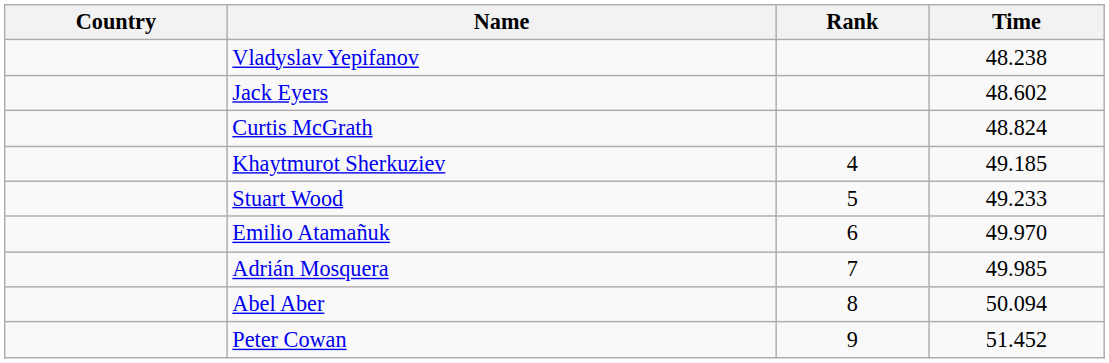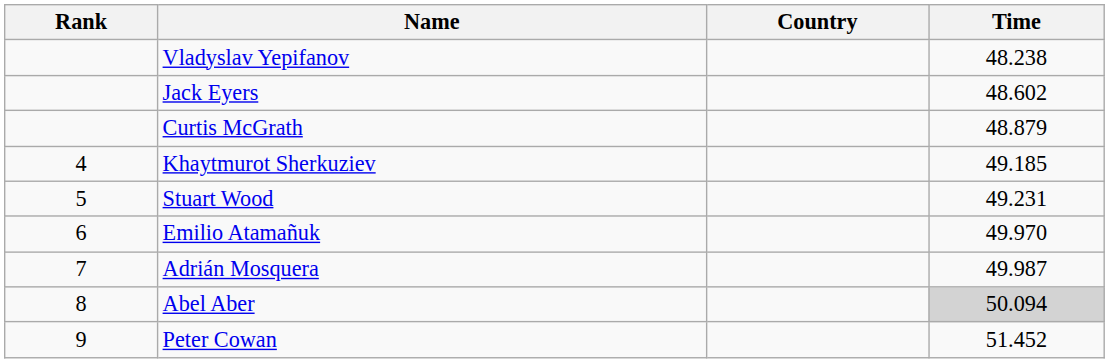columns swapped: (852, 22) <-> (116, 22)
(1016, 127) 48.824 -> (1016, 127) 48.879
(1016, 198) 49.233 -> (1016, 198) 49.231
(1016, 269) 49.985 -> (1016, 269) 49.987
(1016, 304) no background -> (1016, 304) lightgrey background
